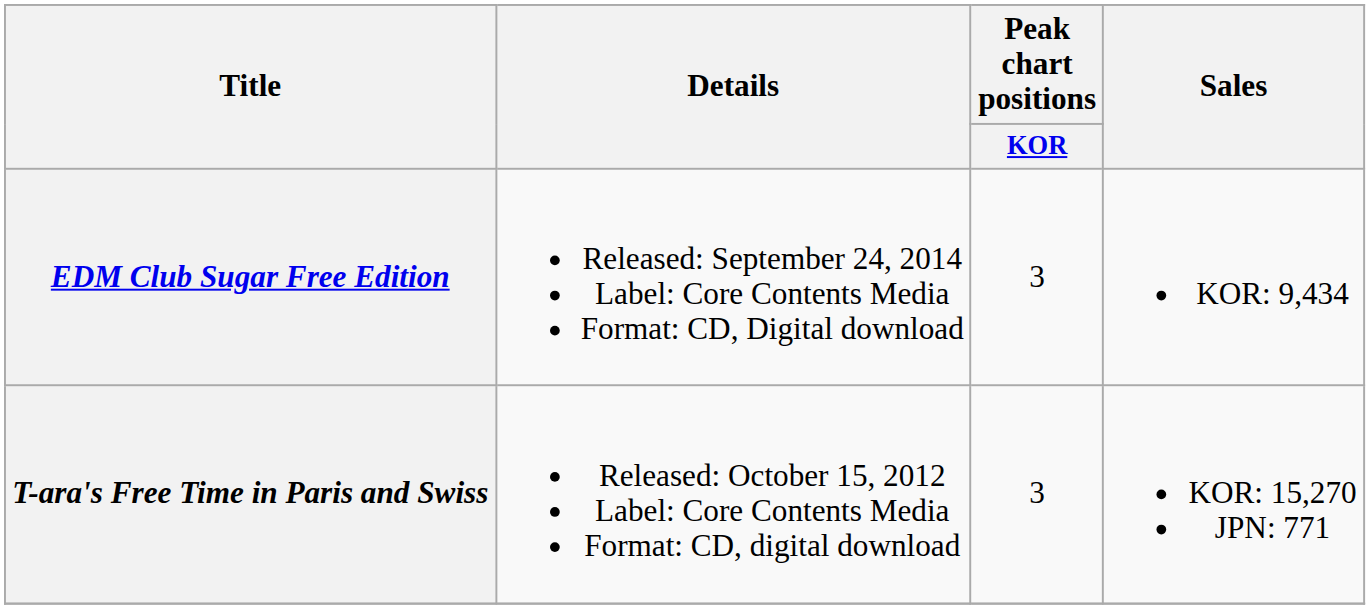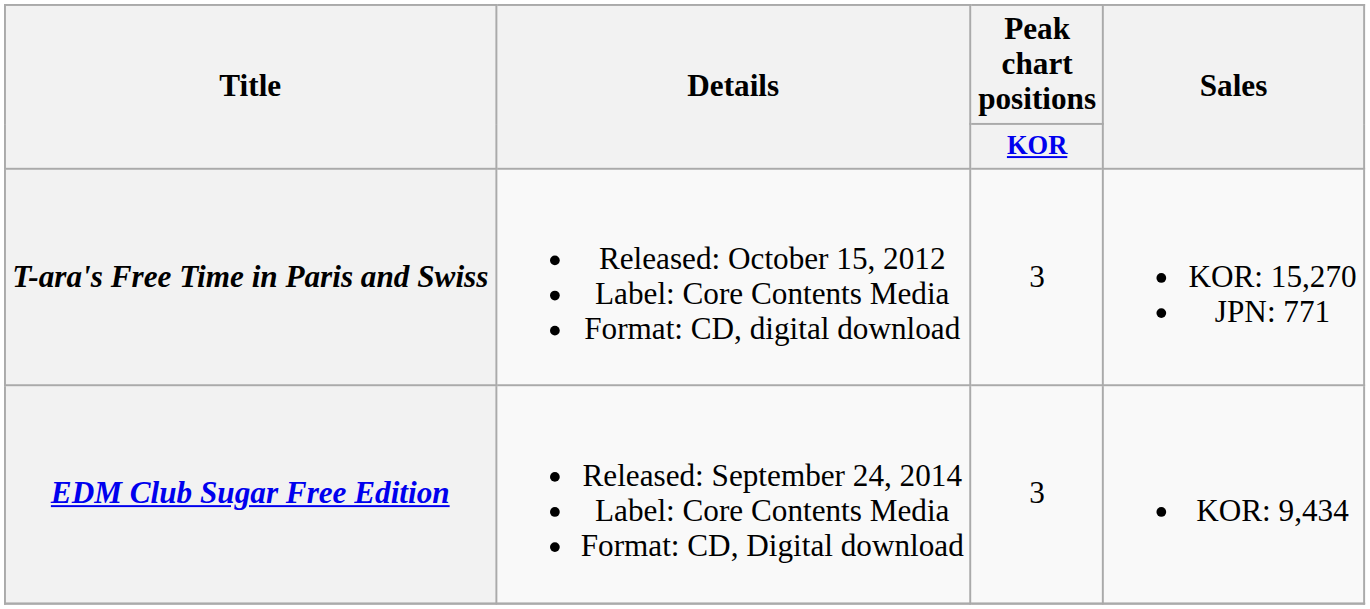rows swapped: (250, 493) <-> (250, 276)
